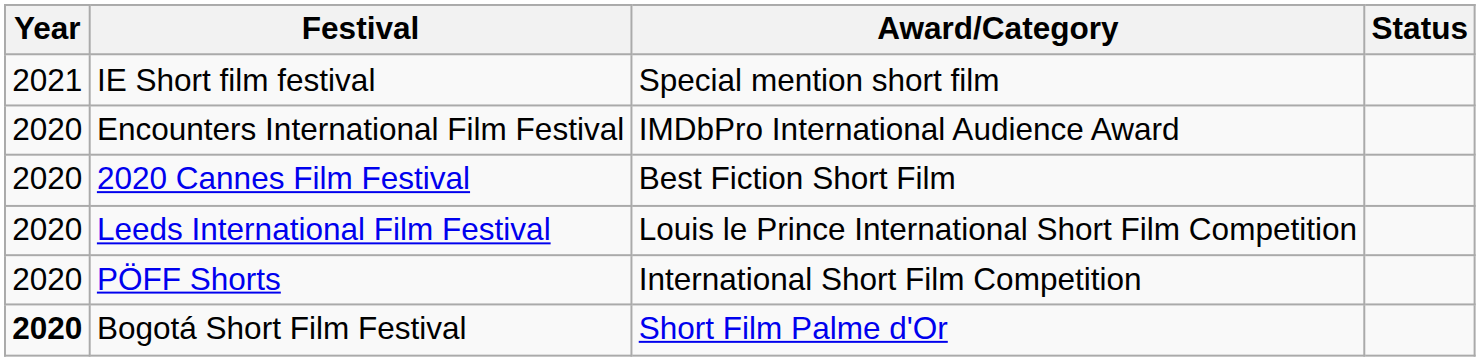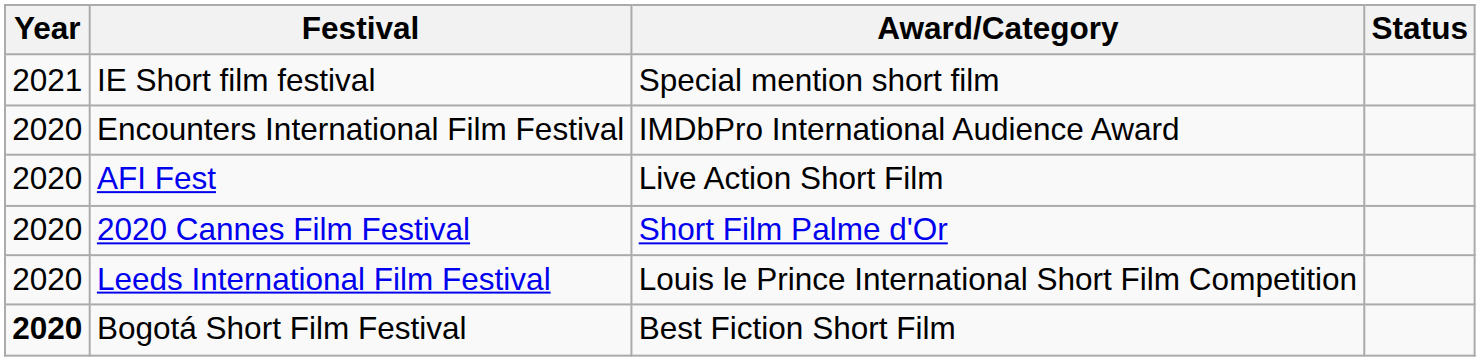+ row: (156, 179)
(797, 179) Best Fiction Short Film -> (793, 229) Short Film Palme d'Or
- row: (189, 279)
(793, 329) Short Film Palme d'Or -> (797, 329) Best Fiction Short Film
